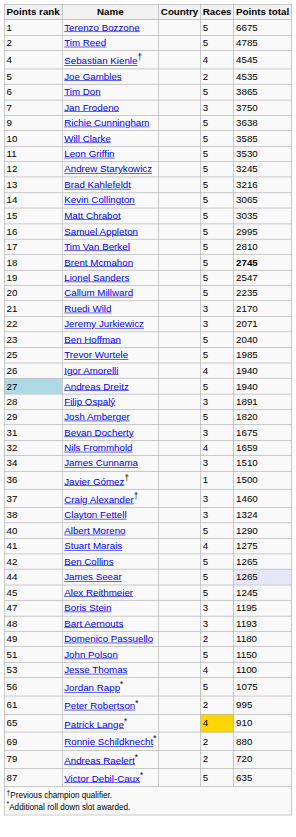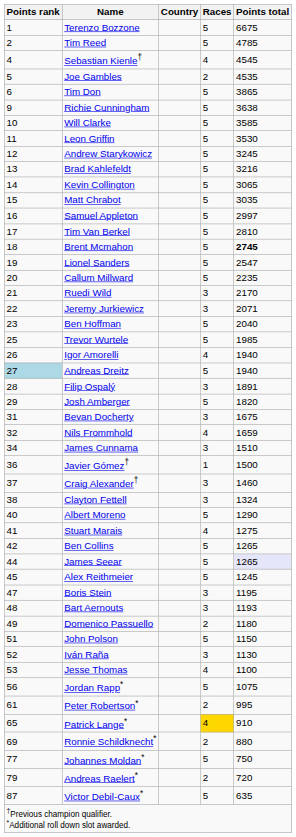- row: (92, 107)
(247, 231) 2995 -> (247, 216) 2997
+ row: (86, 654)
+ row: (104, 759)
